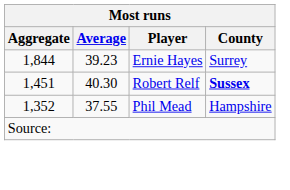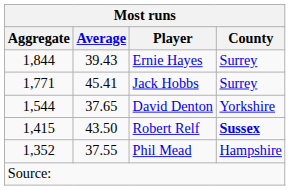(101, 60) 39.23 -> (101, 60) 39.43
+ row: (166, 83)
+ row: (173, 106)
(39, 83) 1,451 -> (39, 128) 1,415
(101, 83) 40.30 -> (101, 128) 43.50
